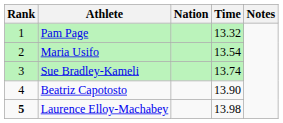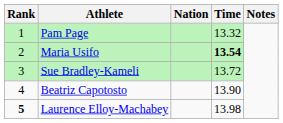(228, 52) normal -> (228, 52) bold
(228, 71) 13.74 -> (228, 71) 13.72
